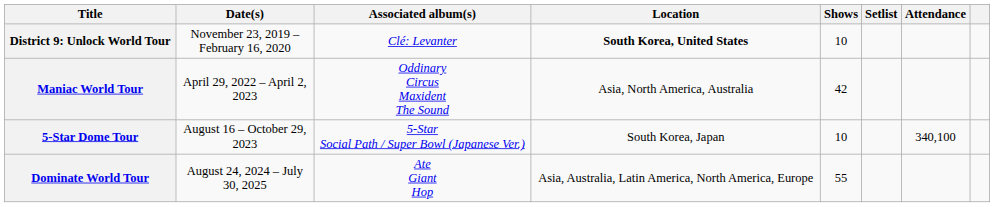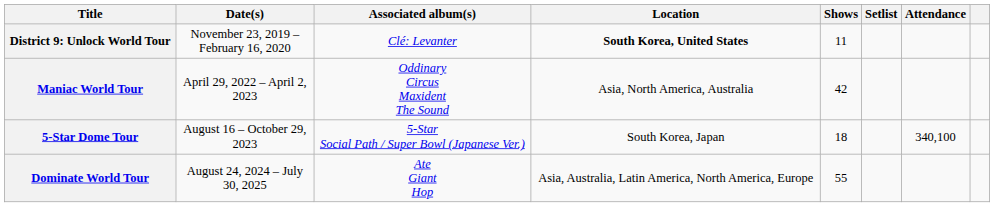(841, 41) 10 -> (841, 41) 11
(841, 136) 10 -> (841, 136) 18
